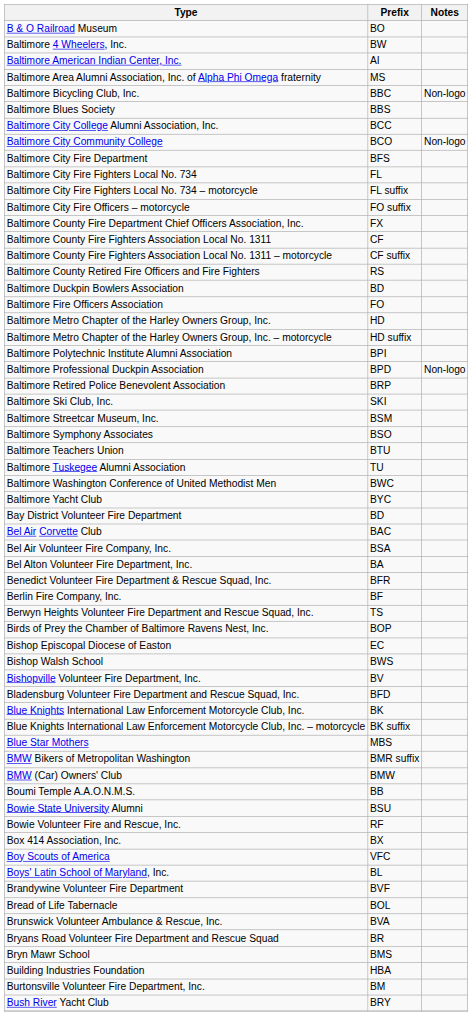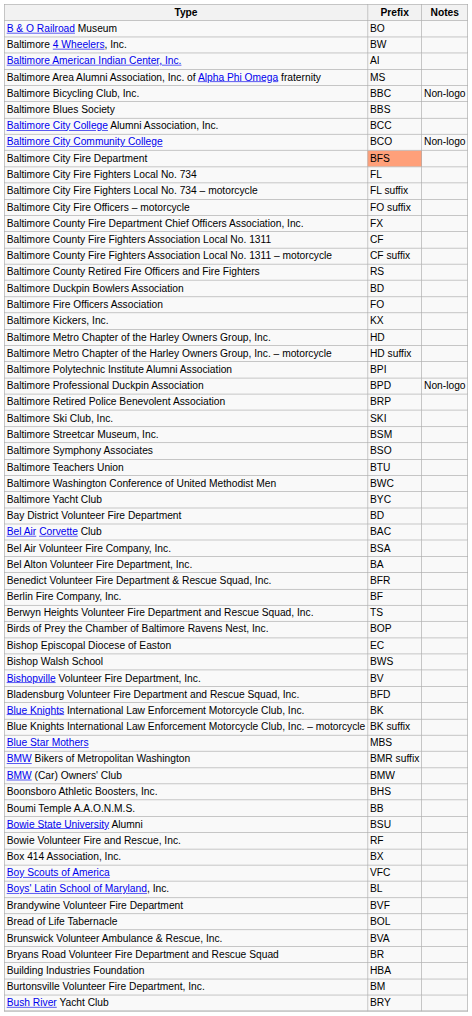(380, 158) no background -> (380, 158) lightsalmon background
+ row: (58, 321)
- row: (96, 467)
+ row: (82, 792)
- row: (48, 954)
